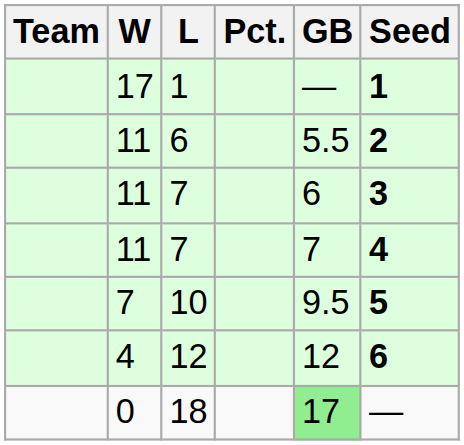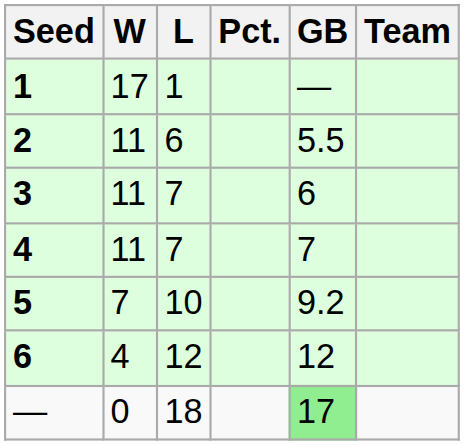columns swapped: (56, 31) <-> (410, 31)
(326, 303) 9.5 -> (321, 303) 9.2
